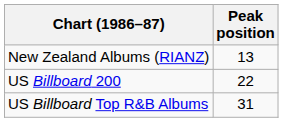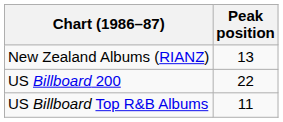(246, 104) 31 -> (246, 104) 11
